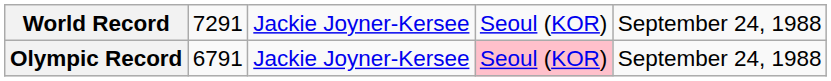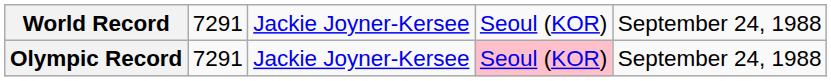(218, 58) 6791 -> (218, 58) 7291
